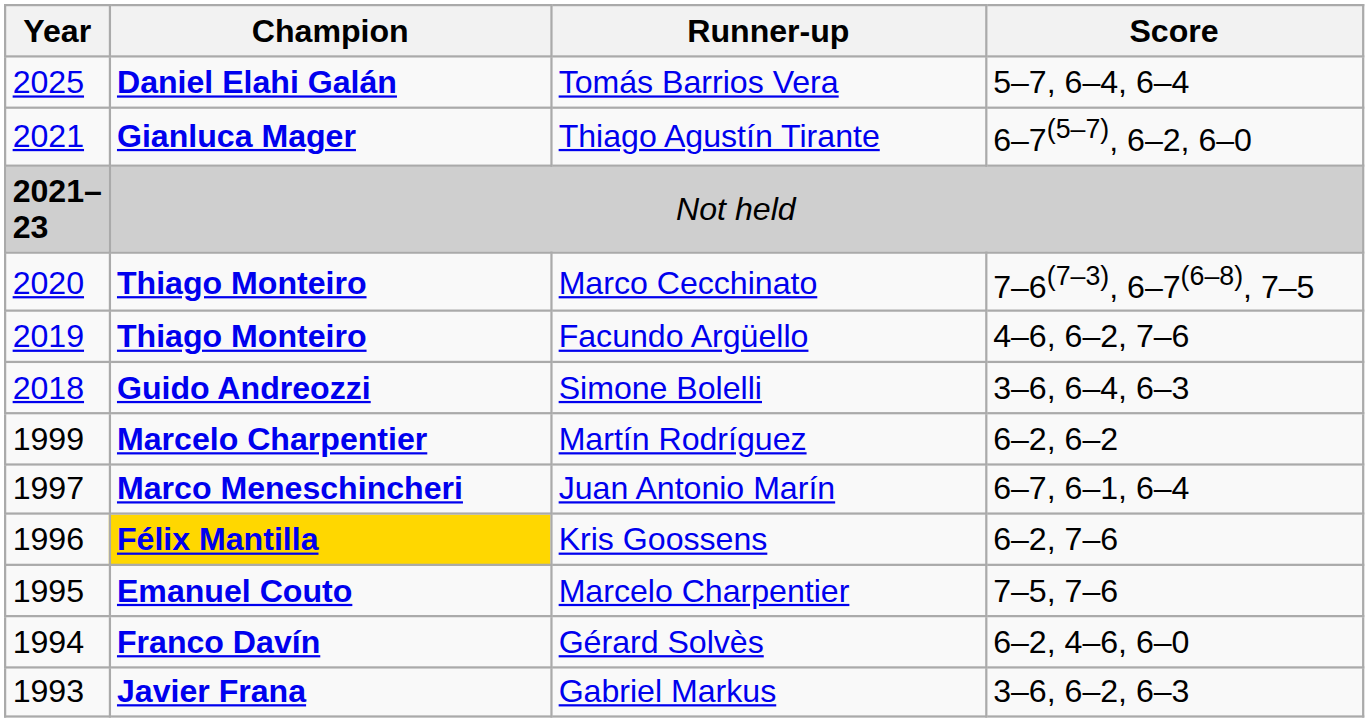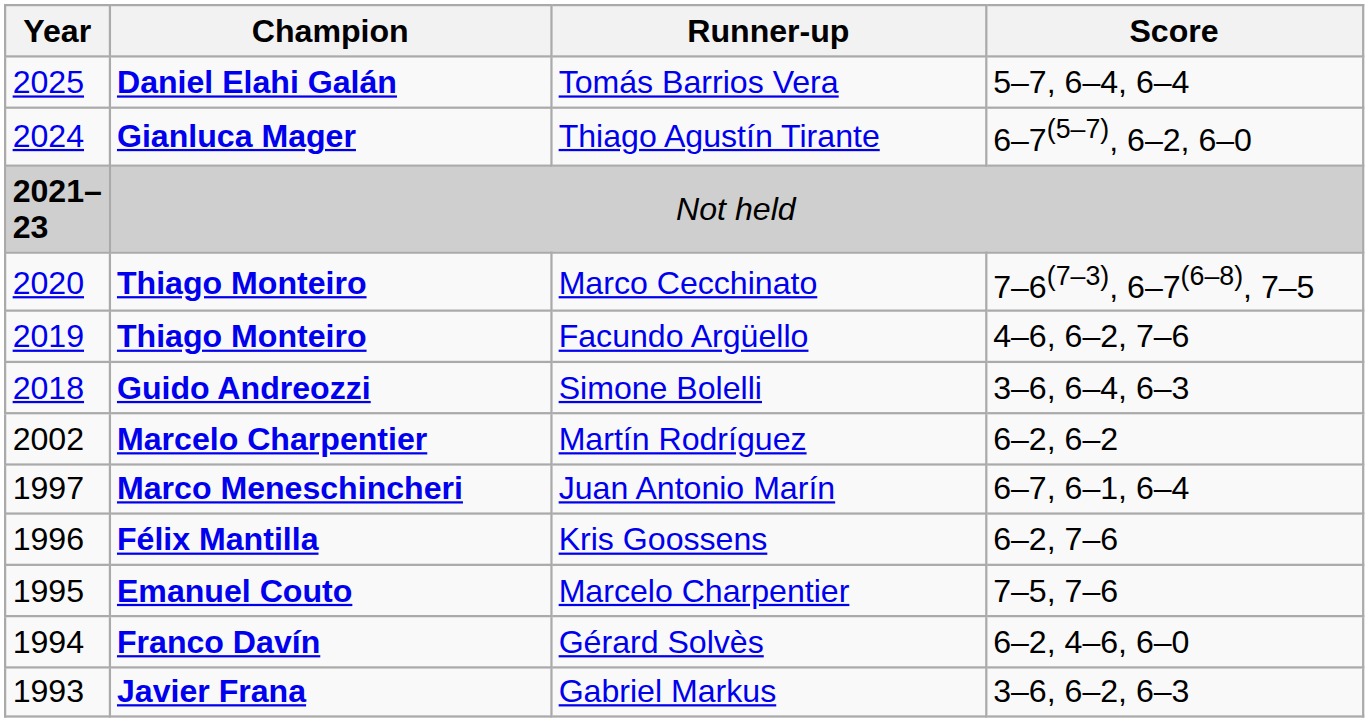(48, 137) 2021 -> (48, 137) 2024
(48, 439) 1999 -> (48, 439) 2002
(218, 540) gold background -> (218, 540) no background
